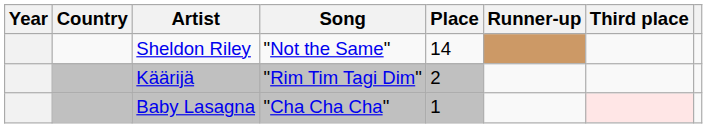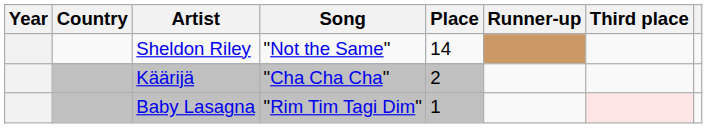(343, 78) "Rim Tim Tagi Dim" -> (326, 78) "Cha Cha Cha"
(326, 107) "Cha Cha Cha" -> (343, 107) "Rim Tim Tagi Dim"
